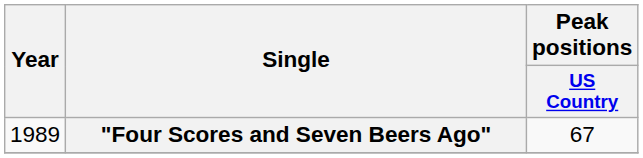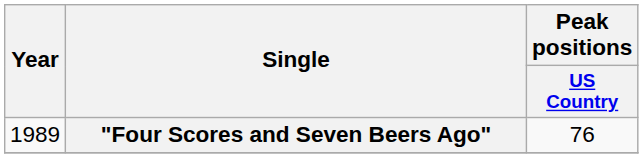(582, 134) 67 -> (582, 134) 76
